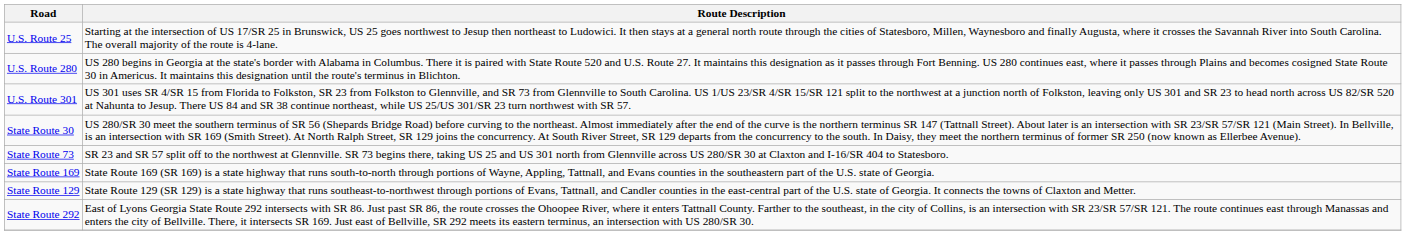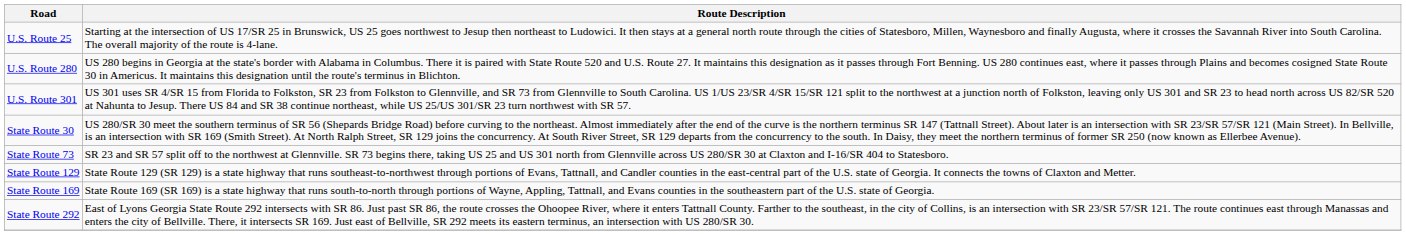rows swapped: (43, 190) <-> (43, 172)
